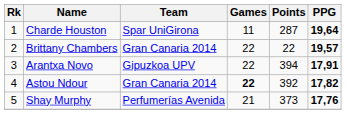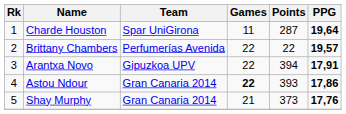(170, 48) Gran Canaria 2014 -> (174, 48) Perfumerías Avenida
(289, 83) 392 -> (289, 83) 393
(325, 83) 17,82 -> (325, 83) 17,86
(174, 100) Perfumerías Avenida -> (170, 100) Gran Canaria 2014
